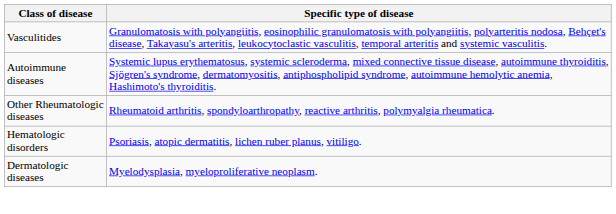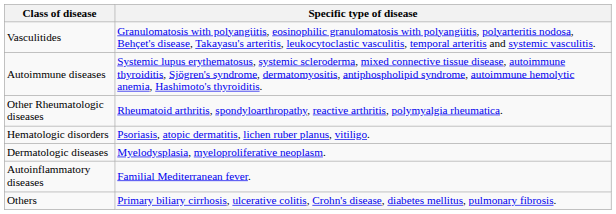+ row: (49, 176)
+ row: (22, 200)
